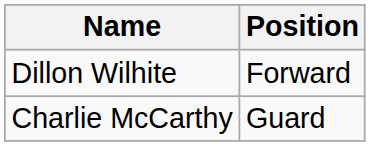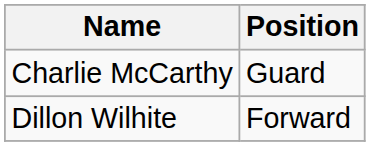rows swapped: (122, 118) <-> (94, 72)
